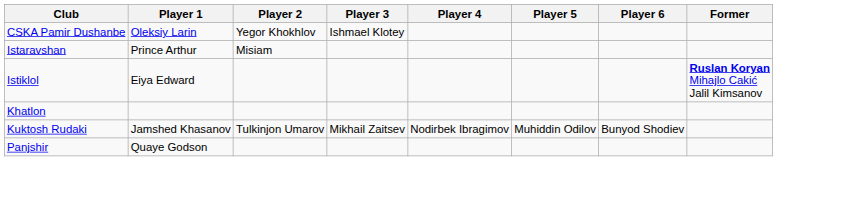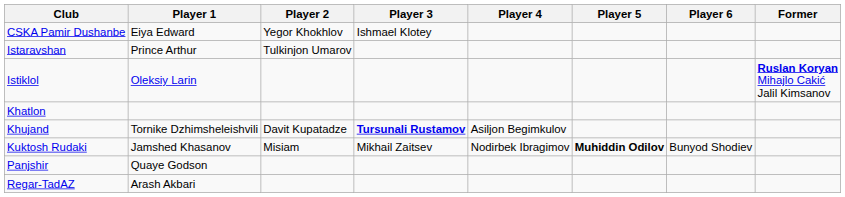(164, 32) Oleksiy Larin -> (163, 32) Eiya Edward
(254, 50) Misiam -> (307, 50) Tulkinjon Umarov
(163, 80) Eiya Edward -> (164, 80) Oleksiy Larin
+ row: (28, 129)
(280, 129) Tulkinjon Umarov -> (281, 147) Misiam
(555, 129) normal -> (619, 147) bold
+ row: (41, 183)
